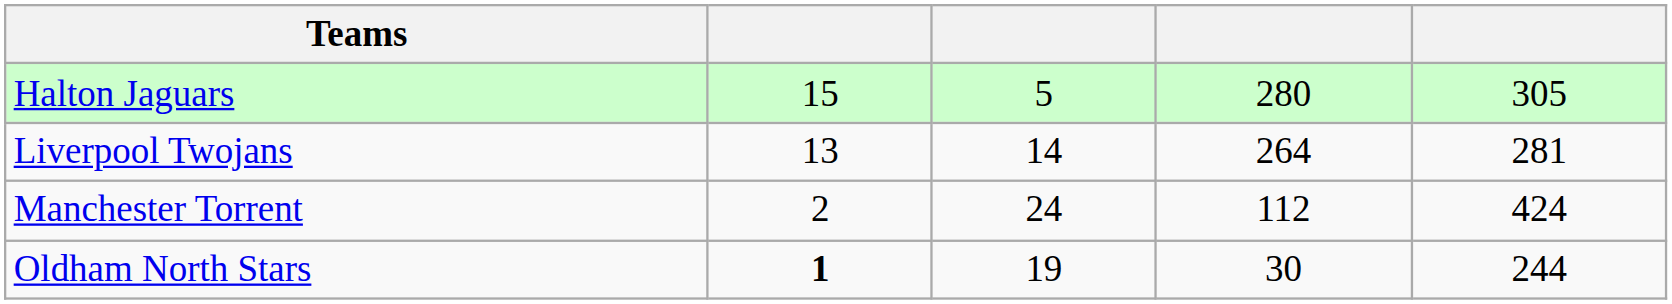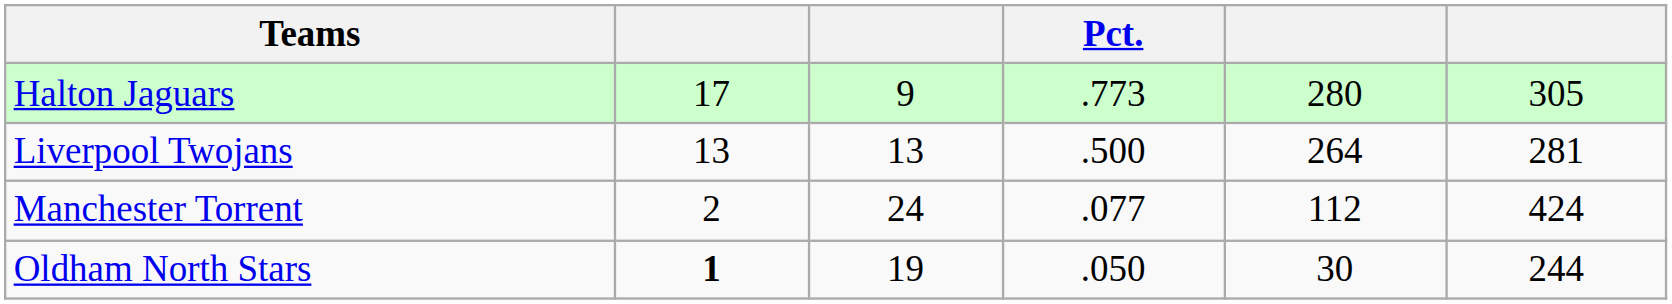+ column: (1113, 33)
(820, 92) 15 -> (712, 92) 17
(1044, 92) 5 -> (905, 92) 9
(1044, 151) 14 -> (905, 151) 13
